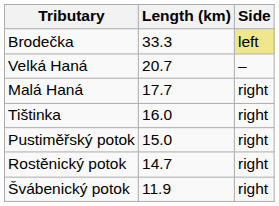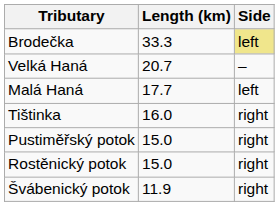(253, 90) right -> (248, 90) left
(157, 164) 14.7 -> (157, 164) 15.0
